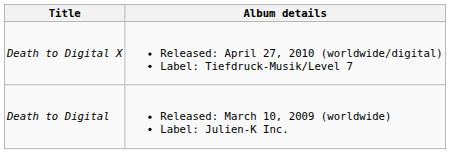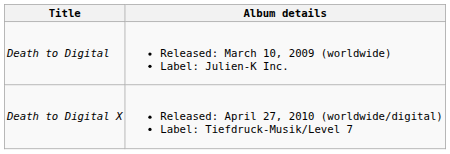rows swapped: (58, 117) <-> (65, 53)
